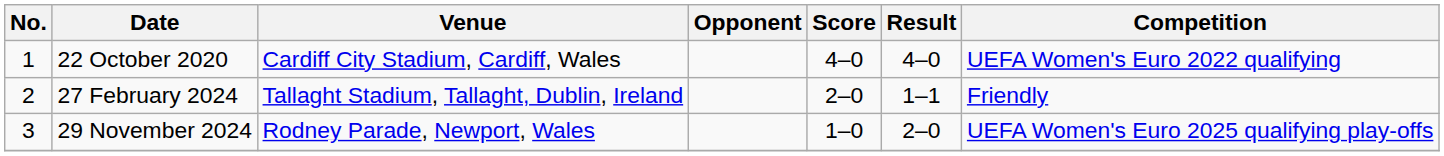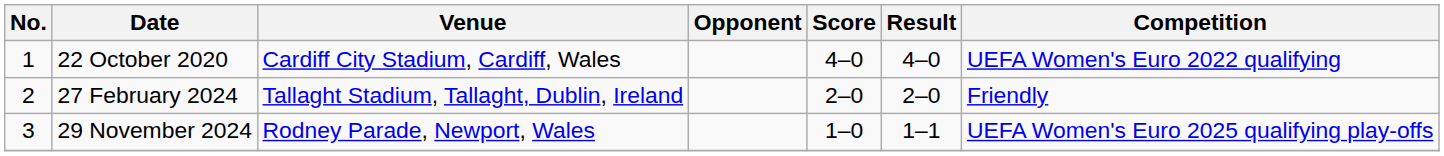(921, 95) 1–1 -> (921, 95) 2–0
(921, 131) 2–0 -> (921, 131) 1–1
